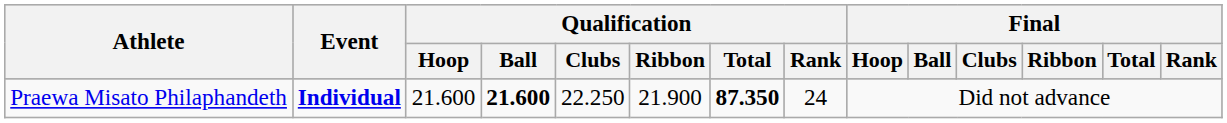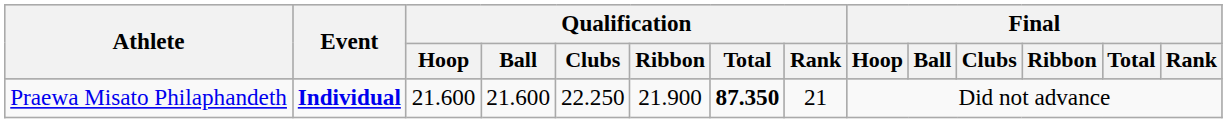(518, 98) bold -> (518, 98) normal
(816, 98) 24 -> (816, 98) 21
